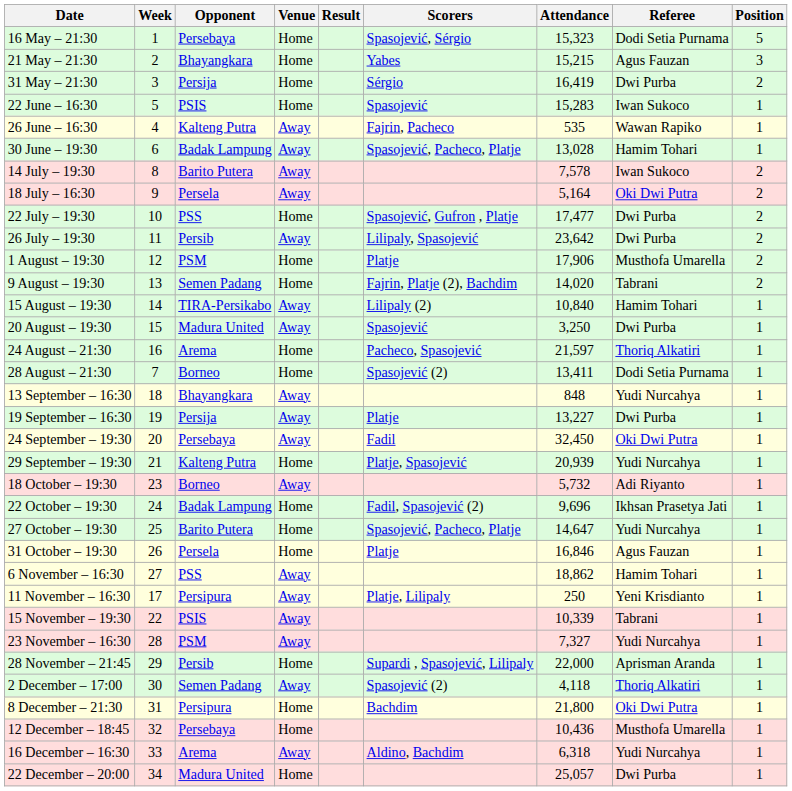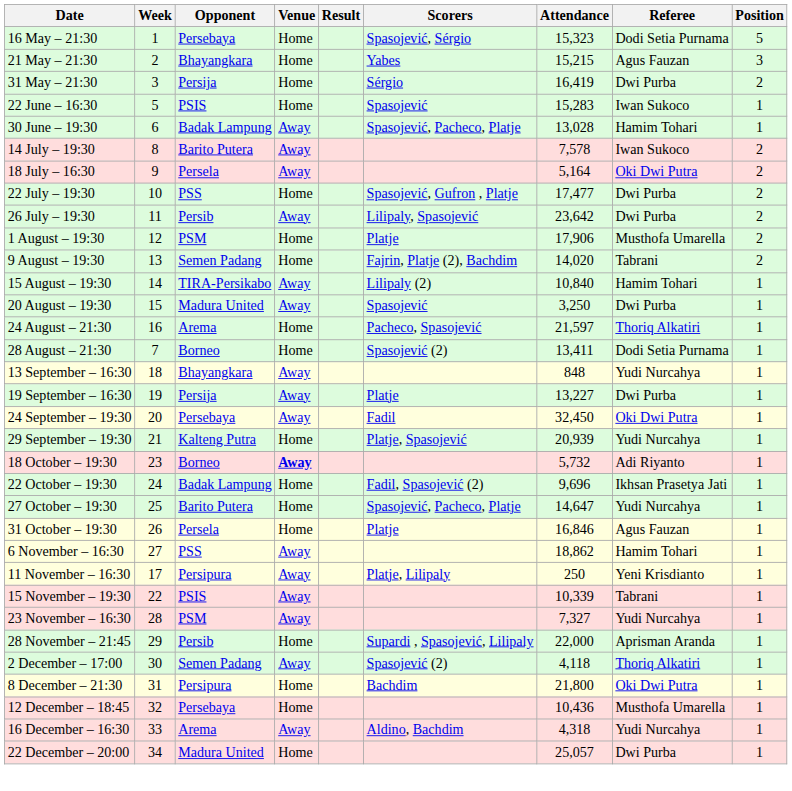- row: (52, 127)
(294, 484) normal -> (295, 462) bold
(574, 752) 6,318 -> (574, 730) 4,318
